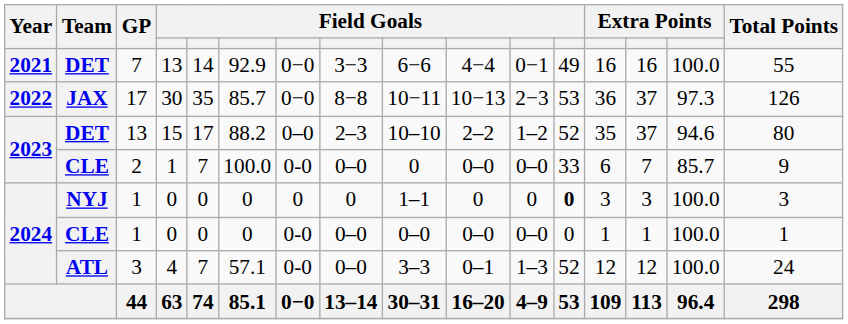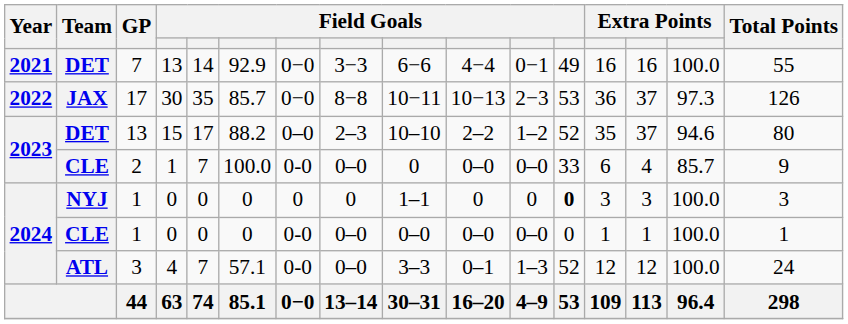(647, 166) 7 -> (647, 166) 4
